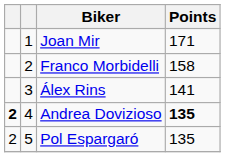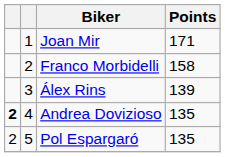(182, 90) 141 -> (182, 90) 139
(182, 114) bold -> (182, 114) normal
